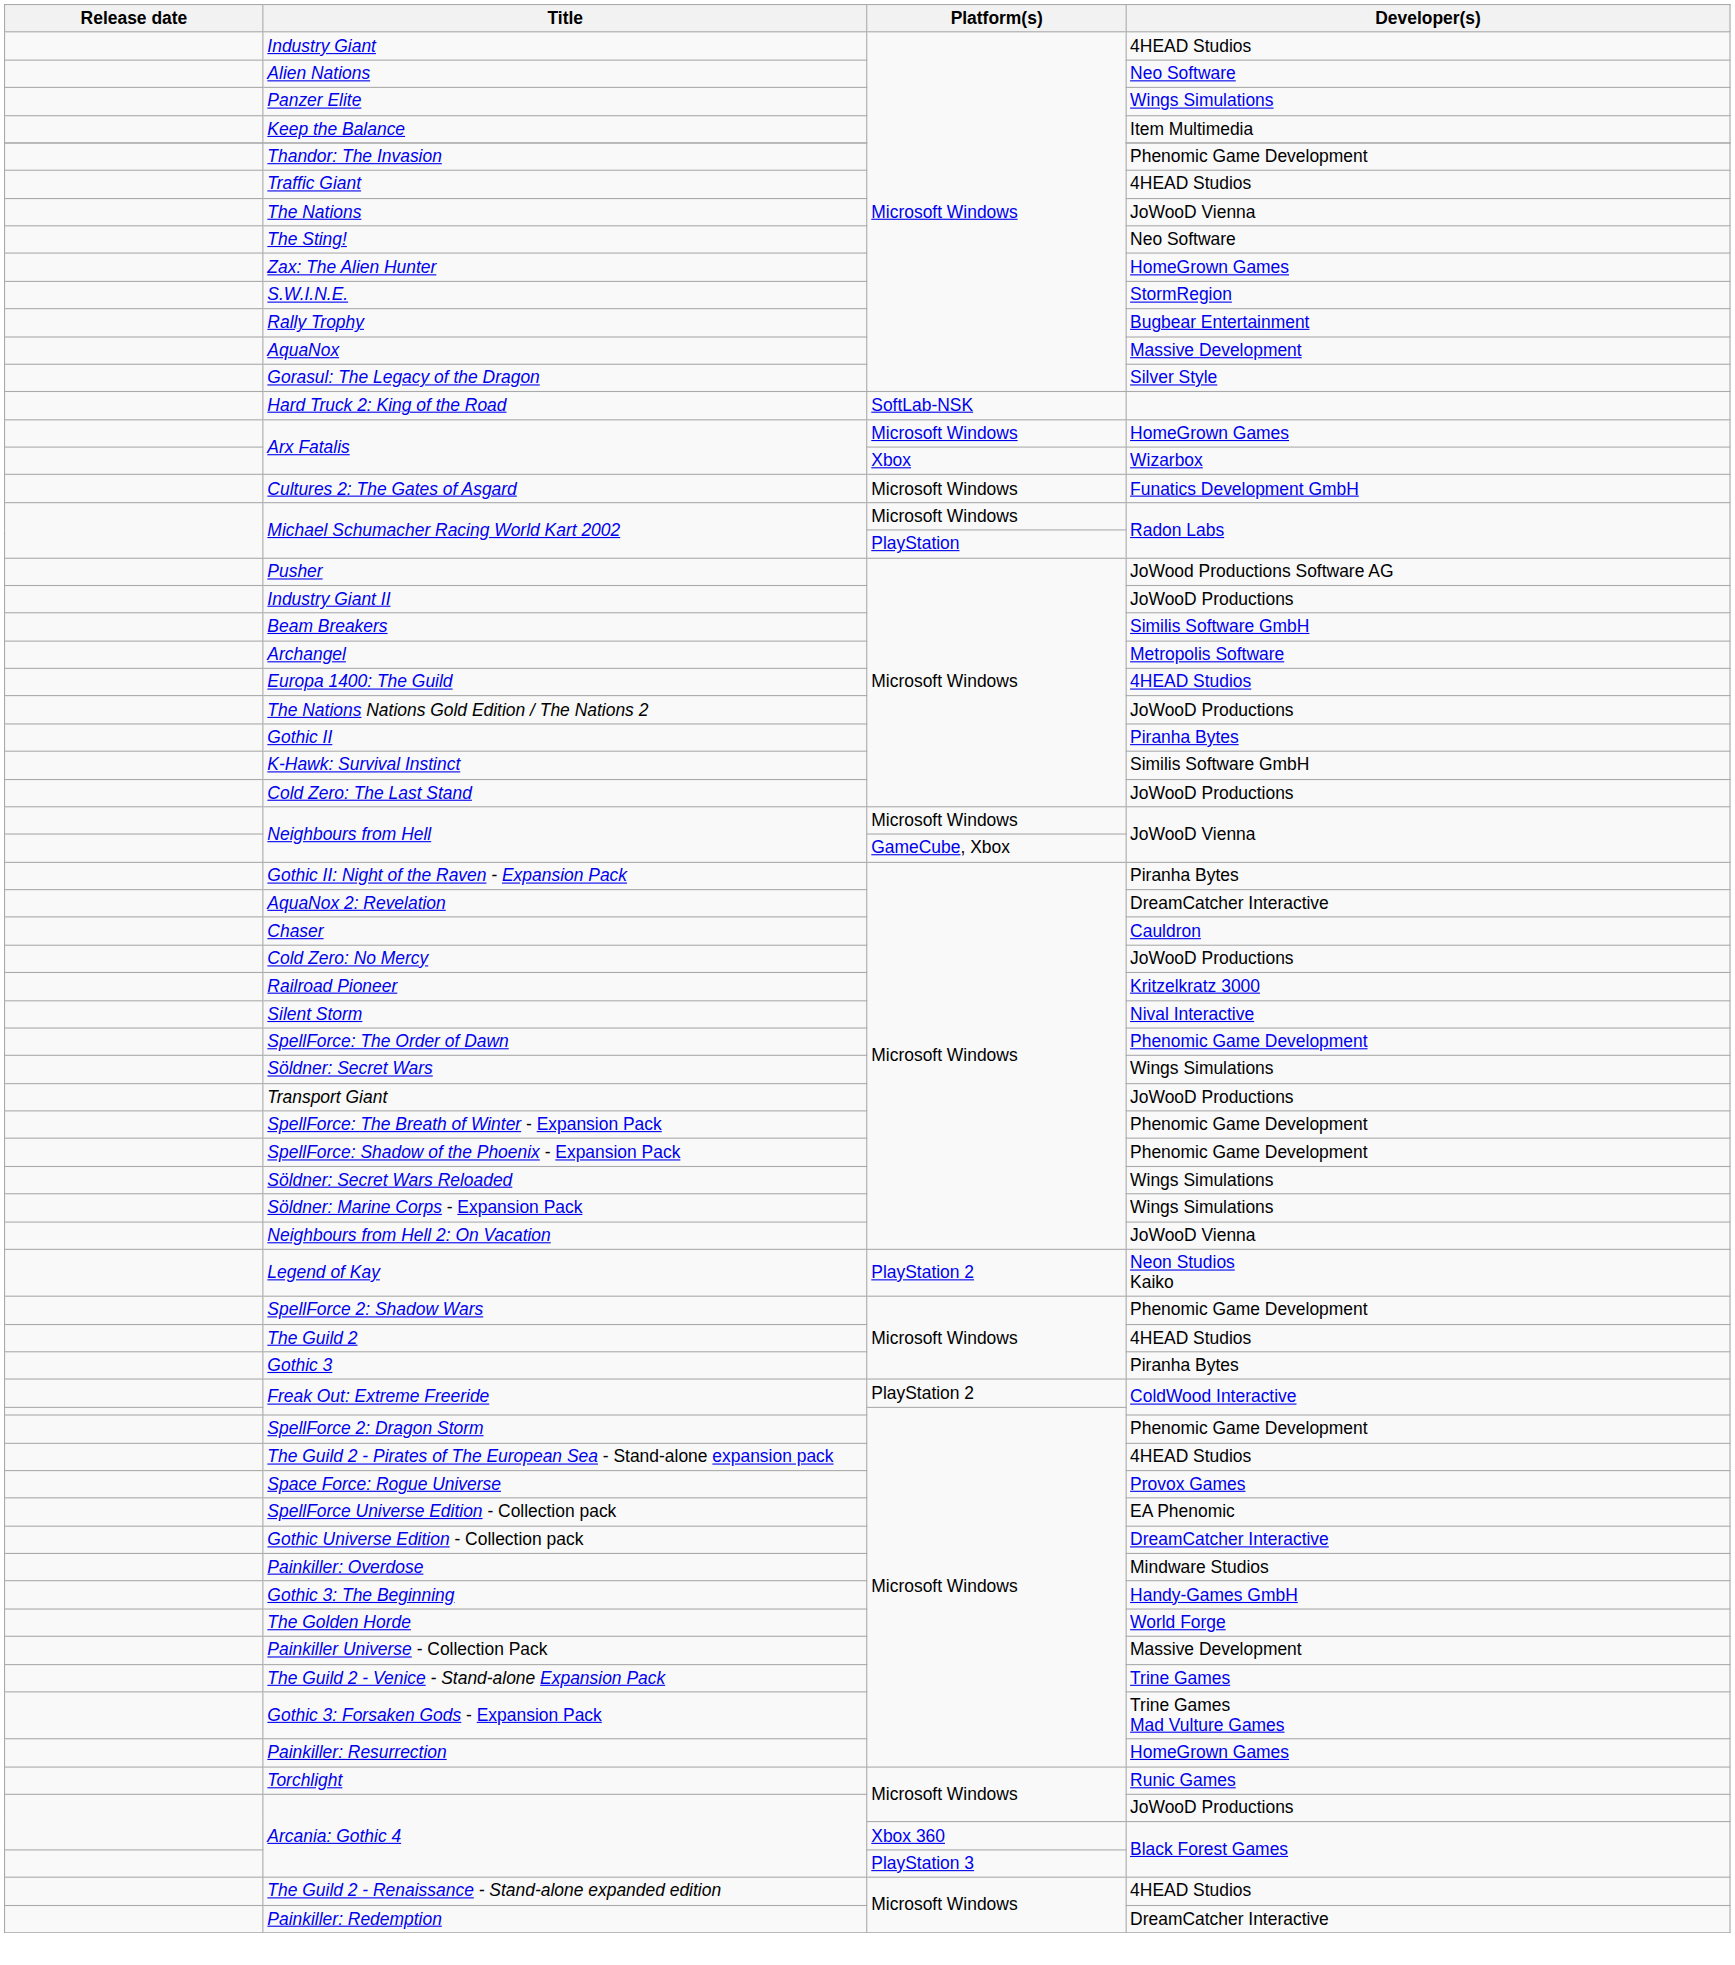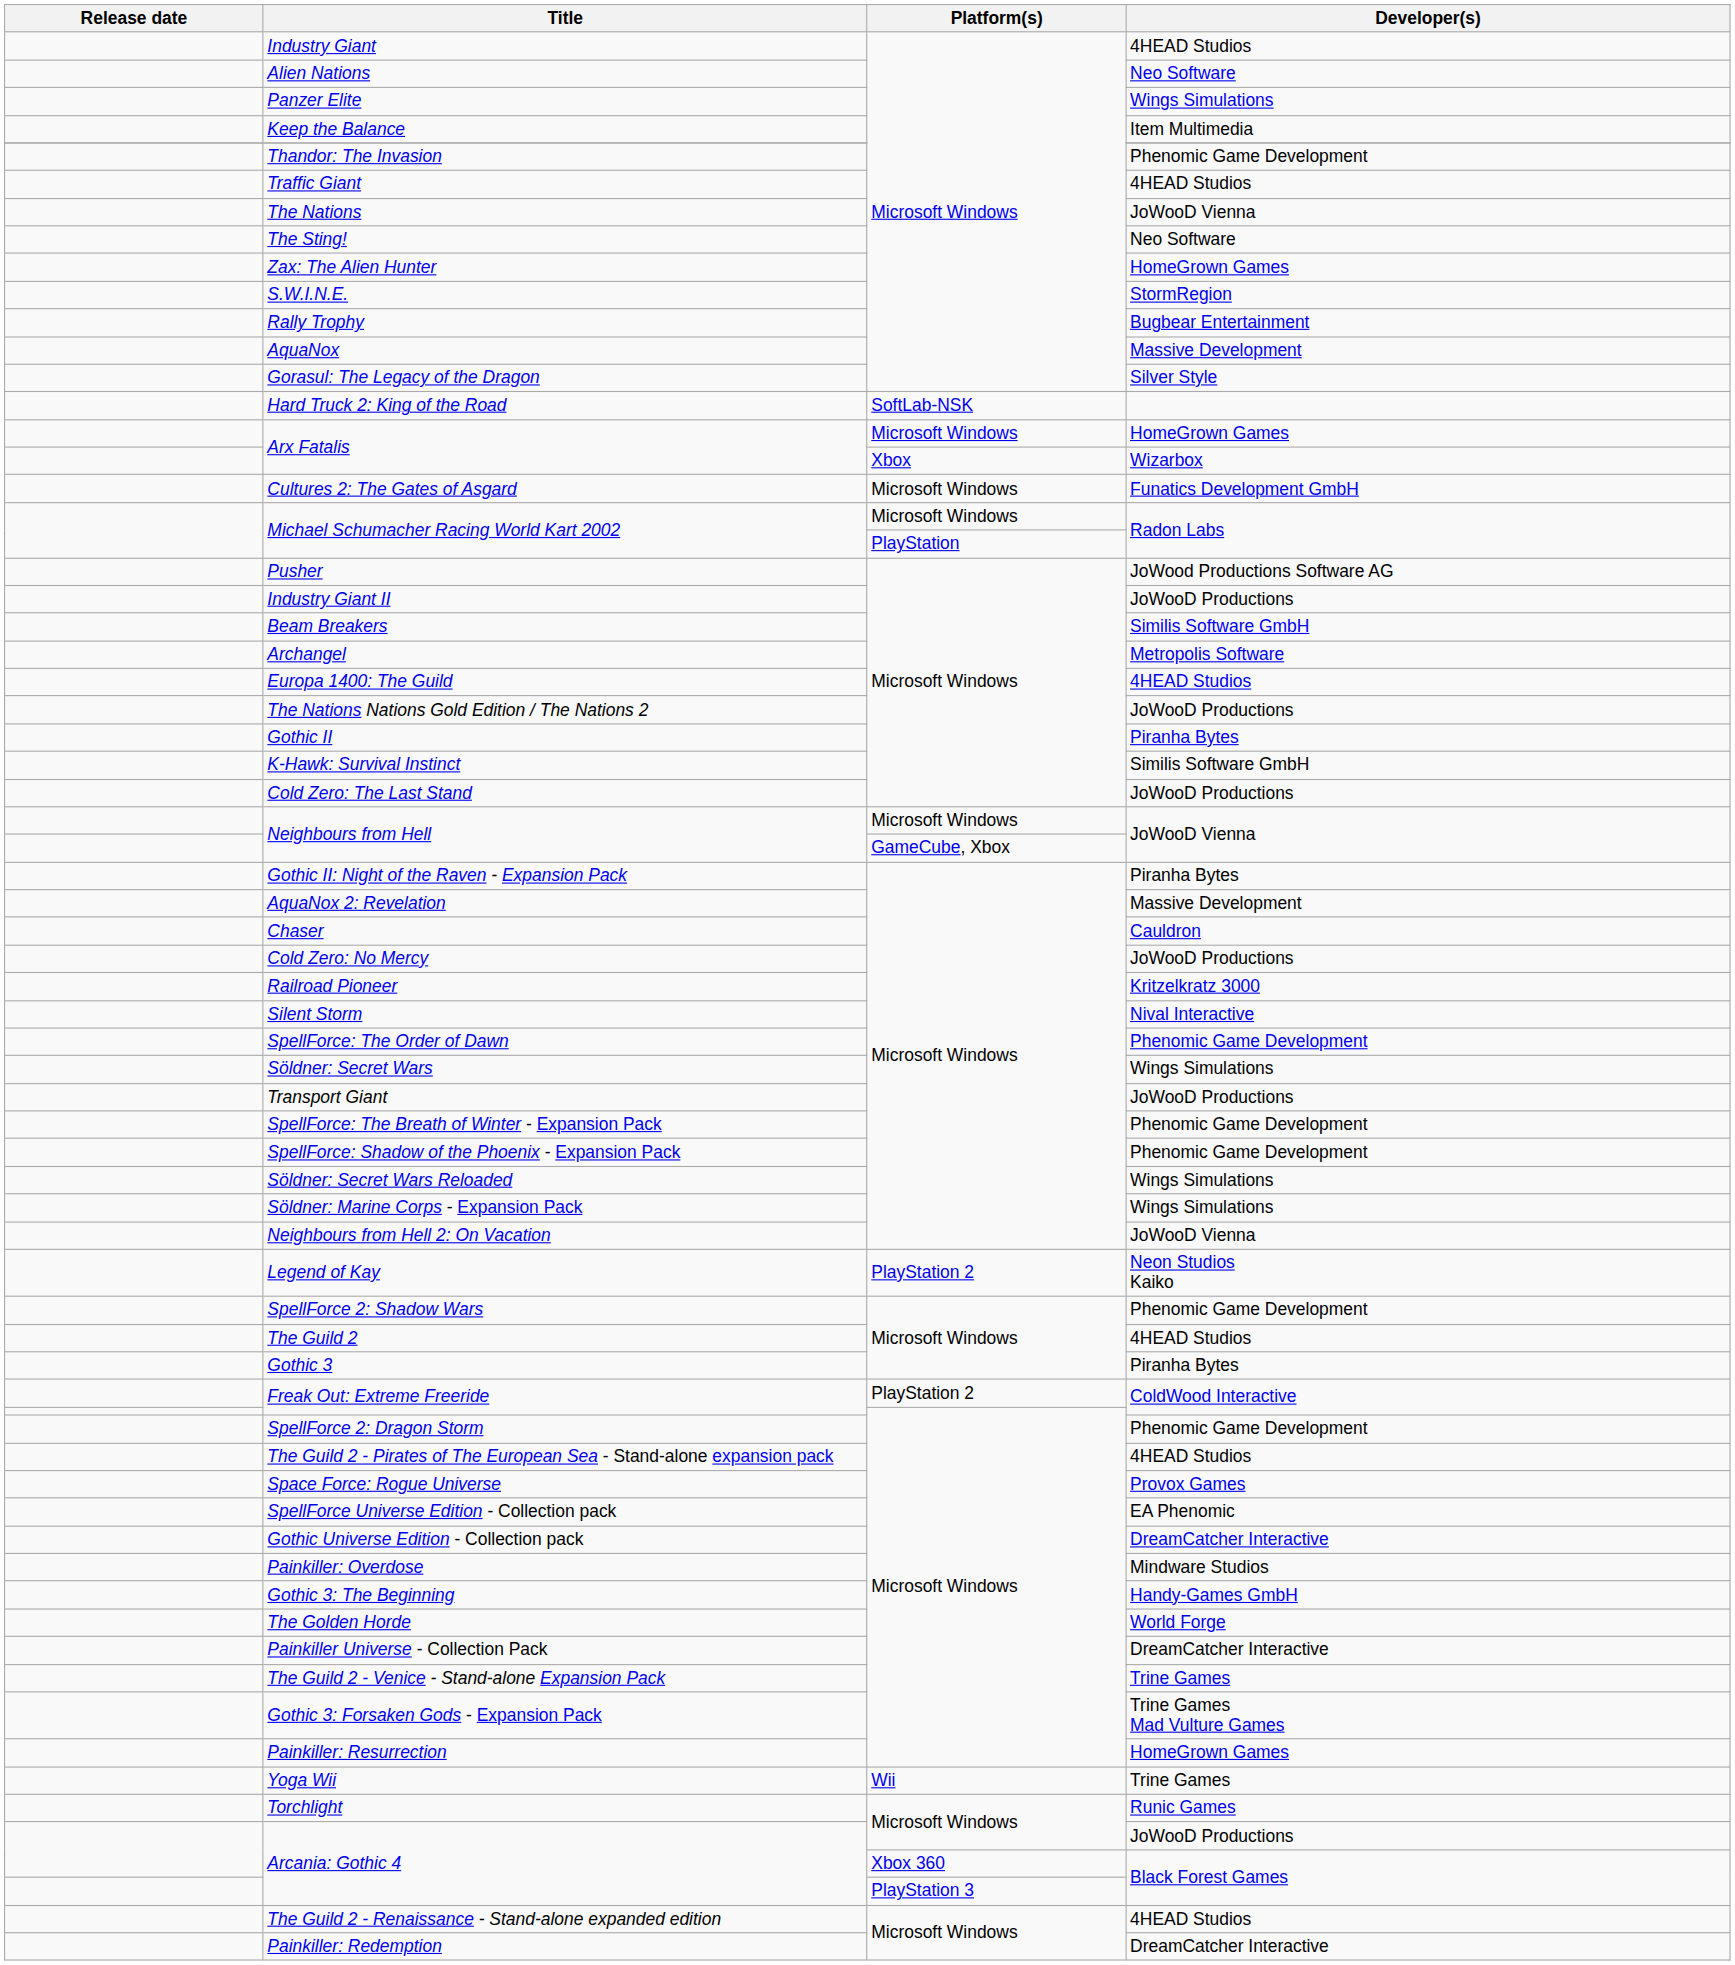(1229, 903) DreamCatcher Interactive -> (1216, 903) Massive Development
(1216, 1650) Massive Development -> (1229, 1650) DreamCatcher Interactive
+ row: (302, 1780)
